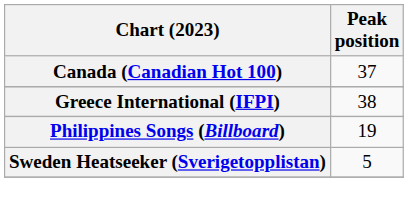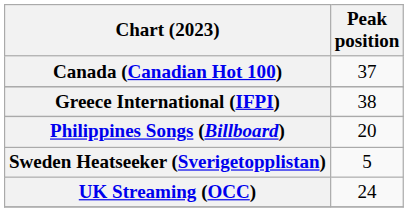(367, 131) 19 -> (367, 131) 20
+ row: (167, 191)
